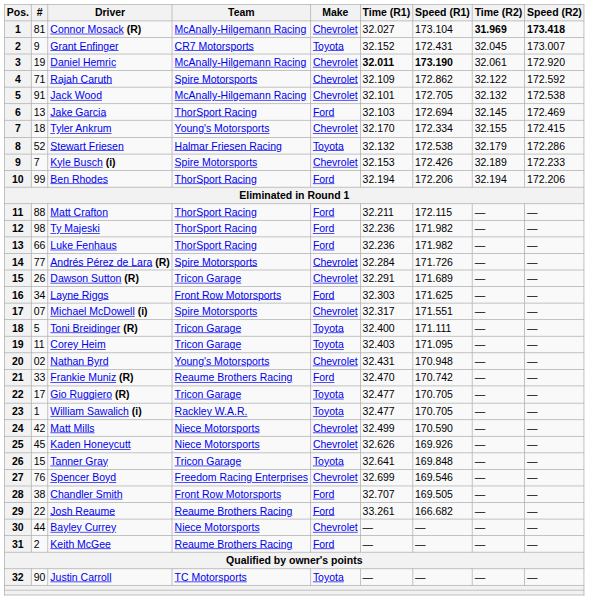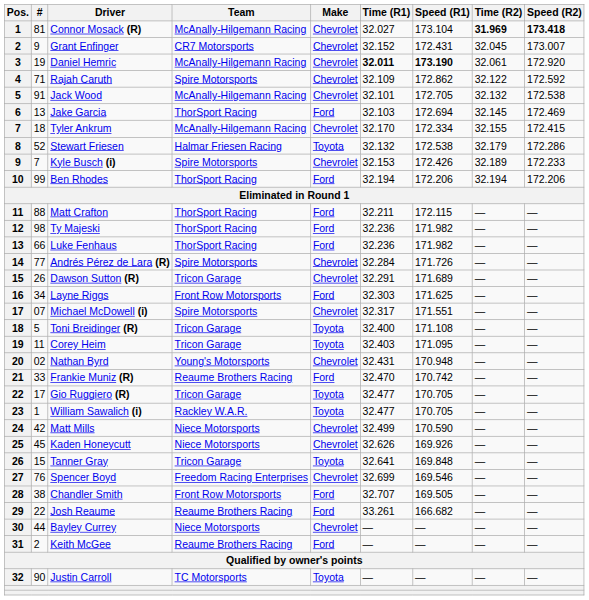(328, 46) Toyota -> (335, 46) Chevrolet
(222, 129) Young's Motorsports -> (240, 129) McAnally-Hilgemann Racing
(433, 328) 171.111 -> (434, 328) 171.108
